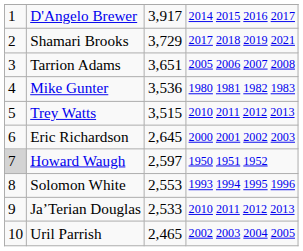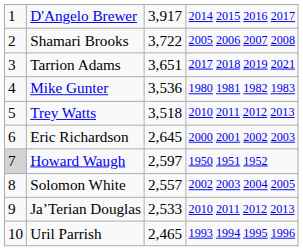(165, 40) 3,729 -> (165, 40) 3,722
(242, 40) 2017 2018 2019 2021 -> (242, 40) 2005 2006 2007 2008
(242, 64) 2005 2006 2007 2008 -> (242, 64) 2017 2018 2019 2021
(165, 112) 3,515 -> (165, 112) 3,518
(165, 185) 2,553 -> (165, 185) 2,557
(242, 185) 1993 1994 1995 1996 -> (242, 185) 2002 2003 2004 2005
(242, 233) 2002 2003 2004 2005 -> (242, 233) 1993 1994 1995 1996
